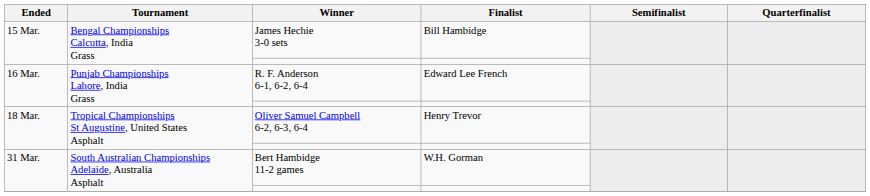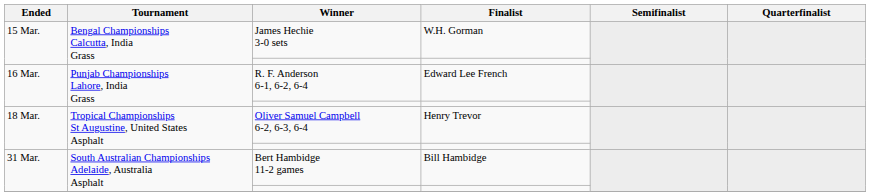(455, 30) Bill Hambidge -> (453, 30) W.H. Gorman
(453, 157) W.H. Gorman -> (455, 157) Bill Hambidge
